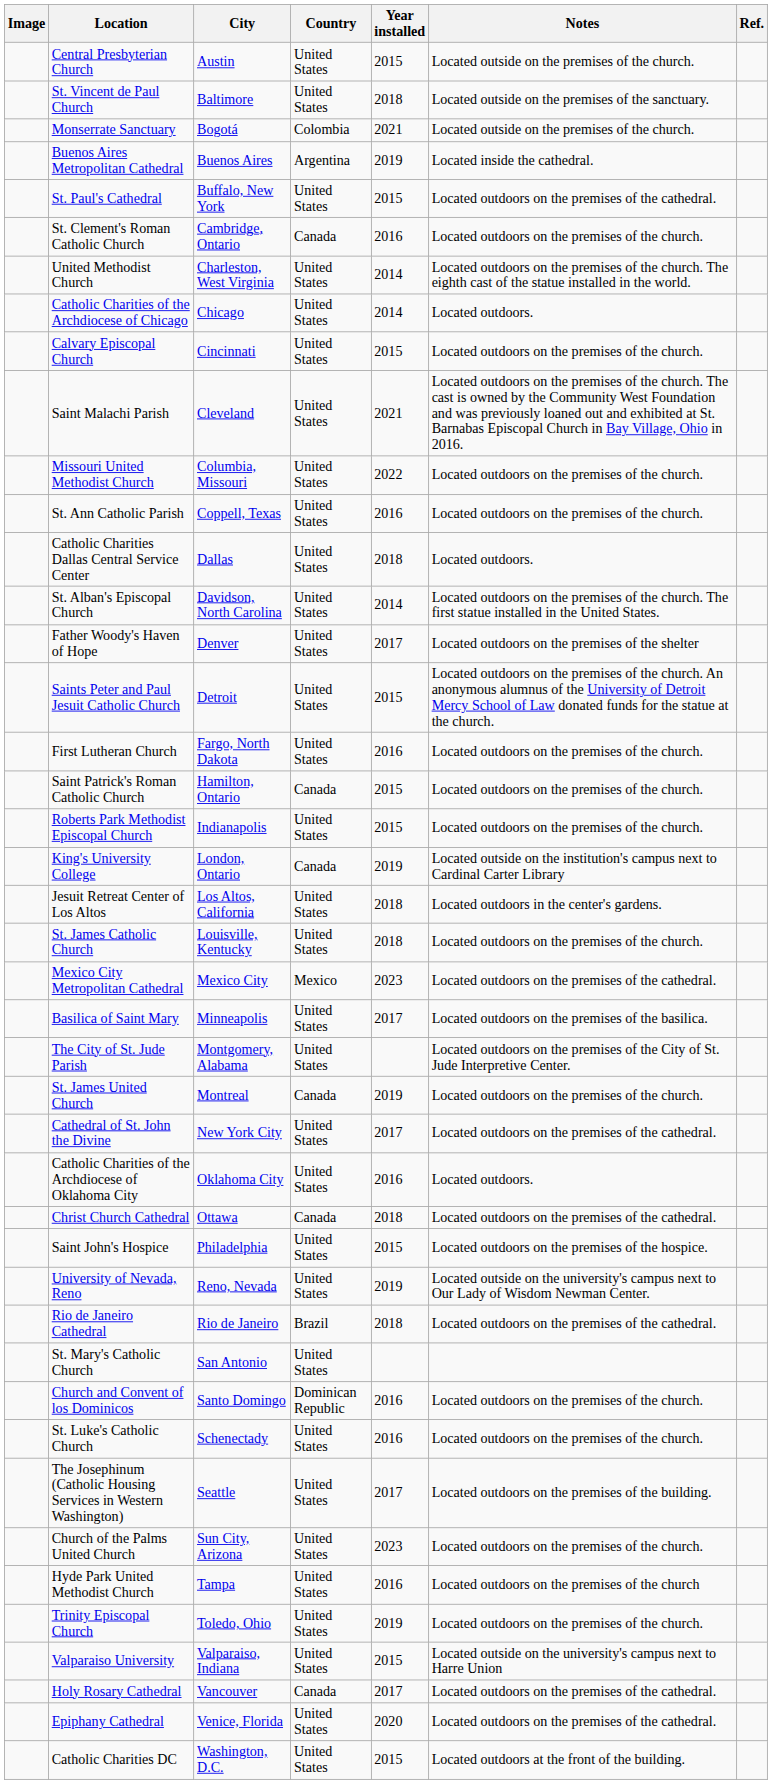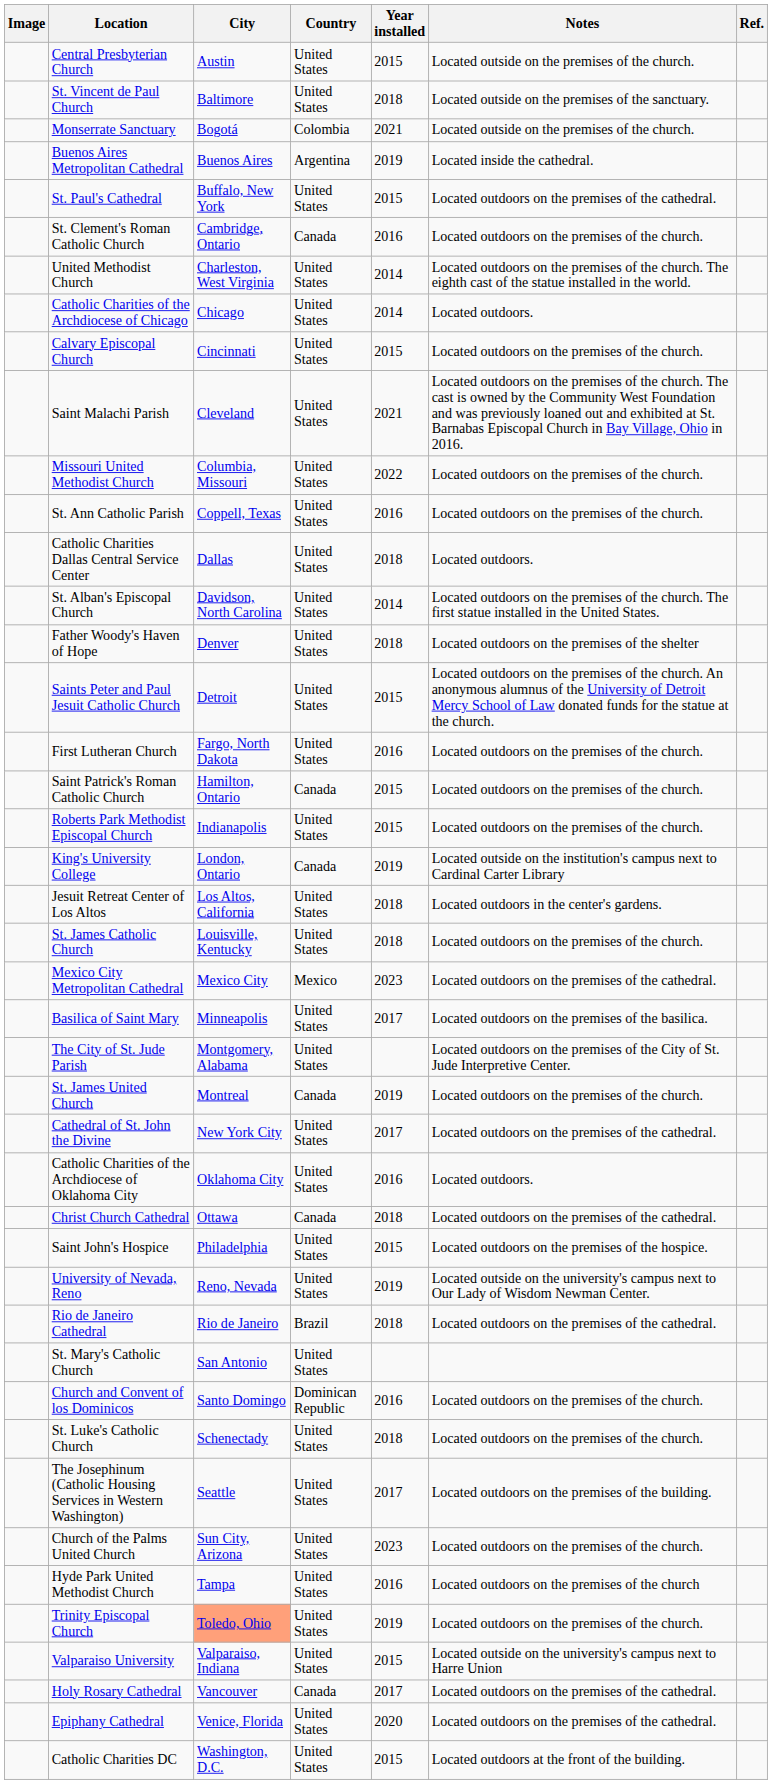(388, 643) 2017 -> (388, 643) 2018
(388, 1438) 2016 -> (388, 1438) 2018
(234, 1623) no background -> (234, 1623) lightsalmon background
